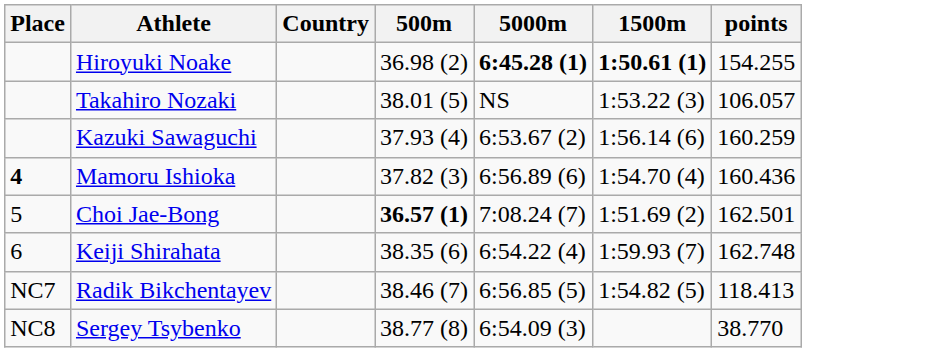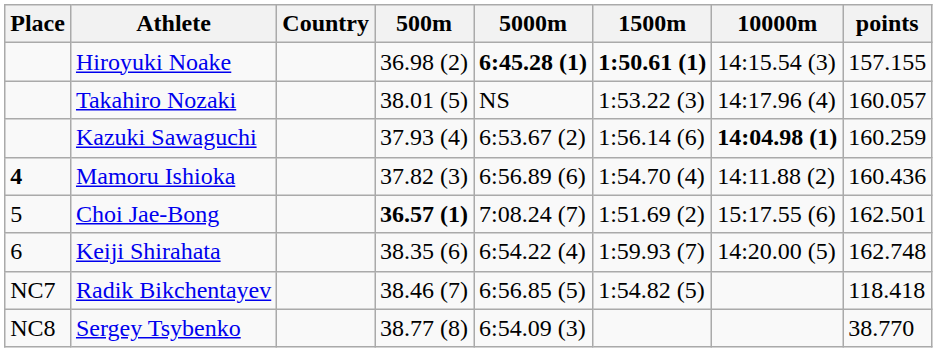+ column: (777, 23)
(756, 61) 154.255 -> (887, 61) 157.155
(756, 99) 106.057 -> (887, 99) 160.057
(756, 289) 118.413 -> (887, 289) 118.418
